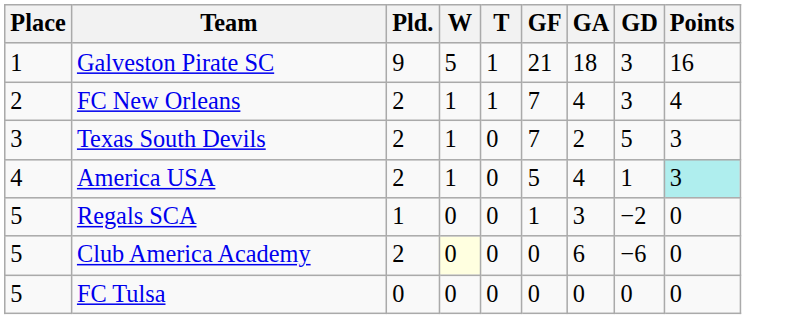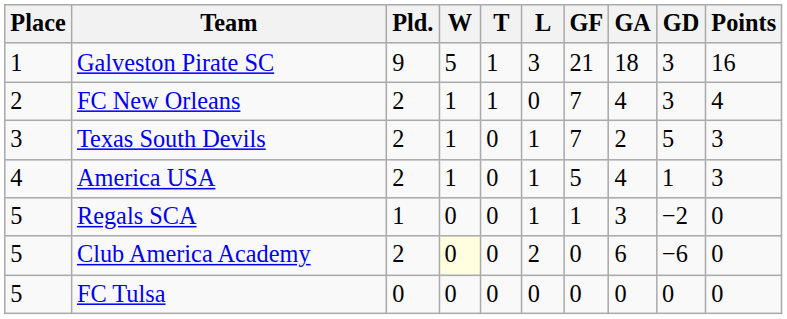+ column: (543, 23)
(676, 178) paleturquoise background -> (717, 178) no background
